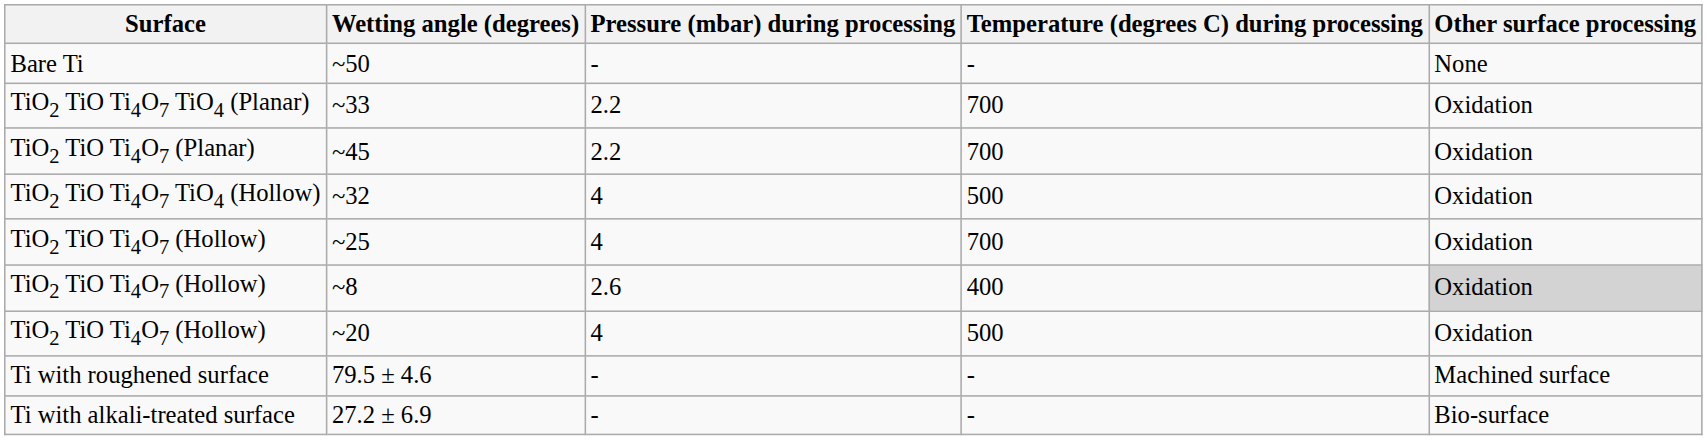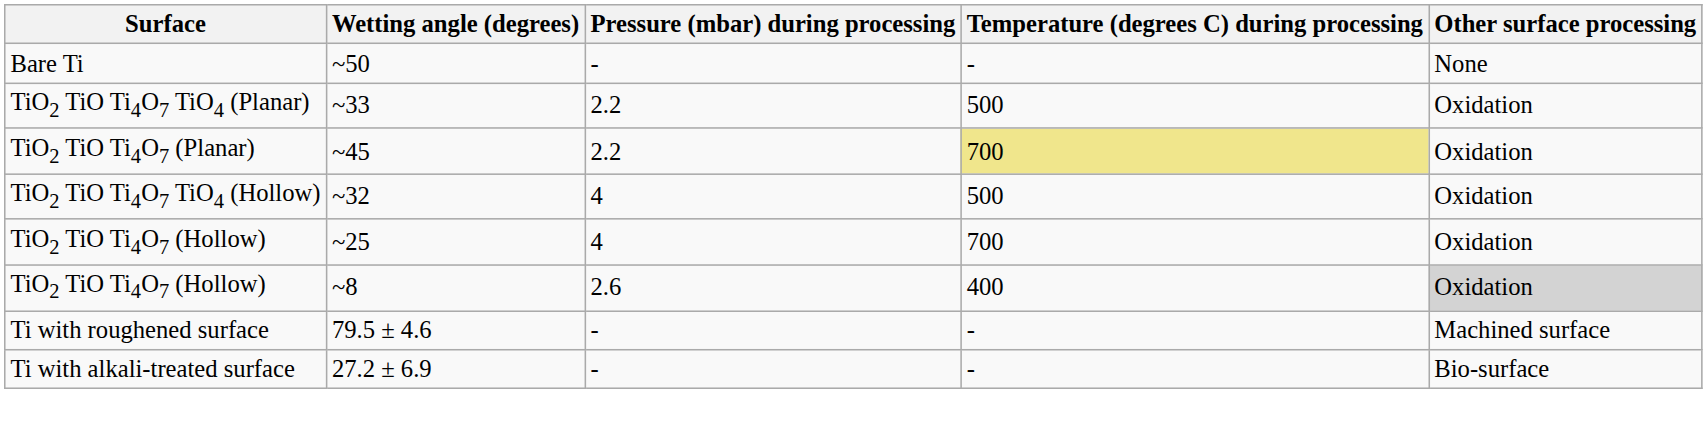(985, 105) 700 -> (985, 105) 500
(985, 150) no background -> (985, 150) khaki background
- row: (351, 333)
